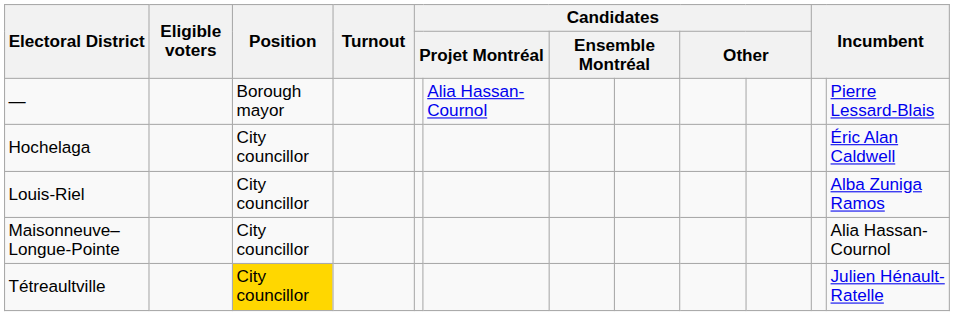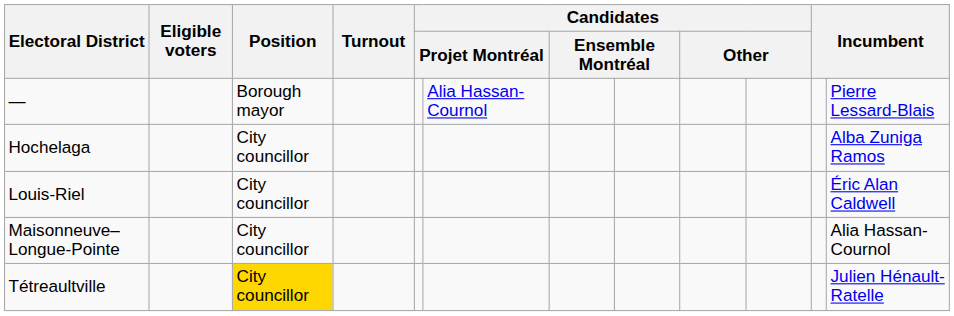(864, 147) Éric Alan Caldwell -> (876, 147) Alba Zuniga Ramos
(876, 194) Alba Zuniga Ramos -> (864, 194) Éric Alan Caldwell
